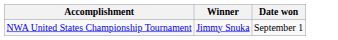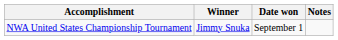+ column: (319, 12)
